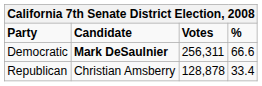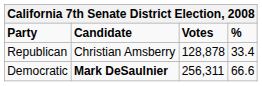rows swapped: (37, 52) <-> (37, 71)
